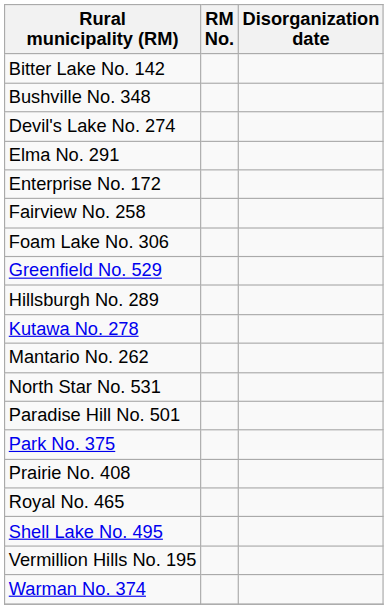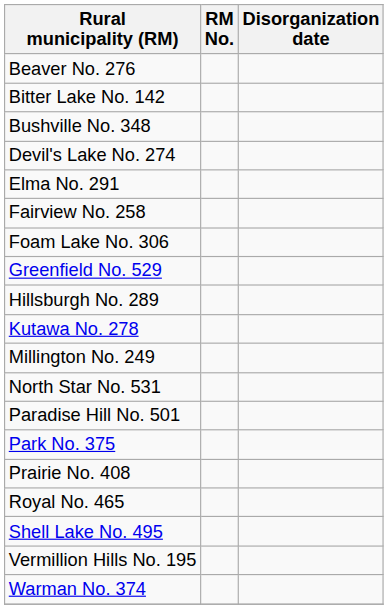+ row: (72, 68)
- row: (85, 184)
- row: (79, 357)
+ row: (82, 357)
